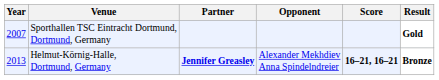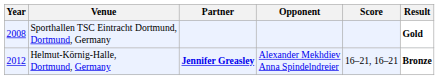(16, 34) 2007 -> (16, 34) 2008
(16, 61) 2013 -> (16, 61) 2012
(371, 61) bold -> (371, 61) normal
